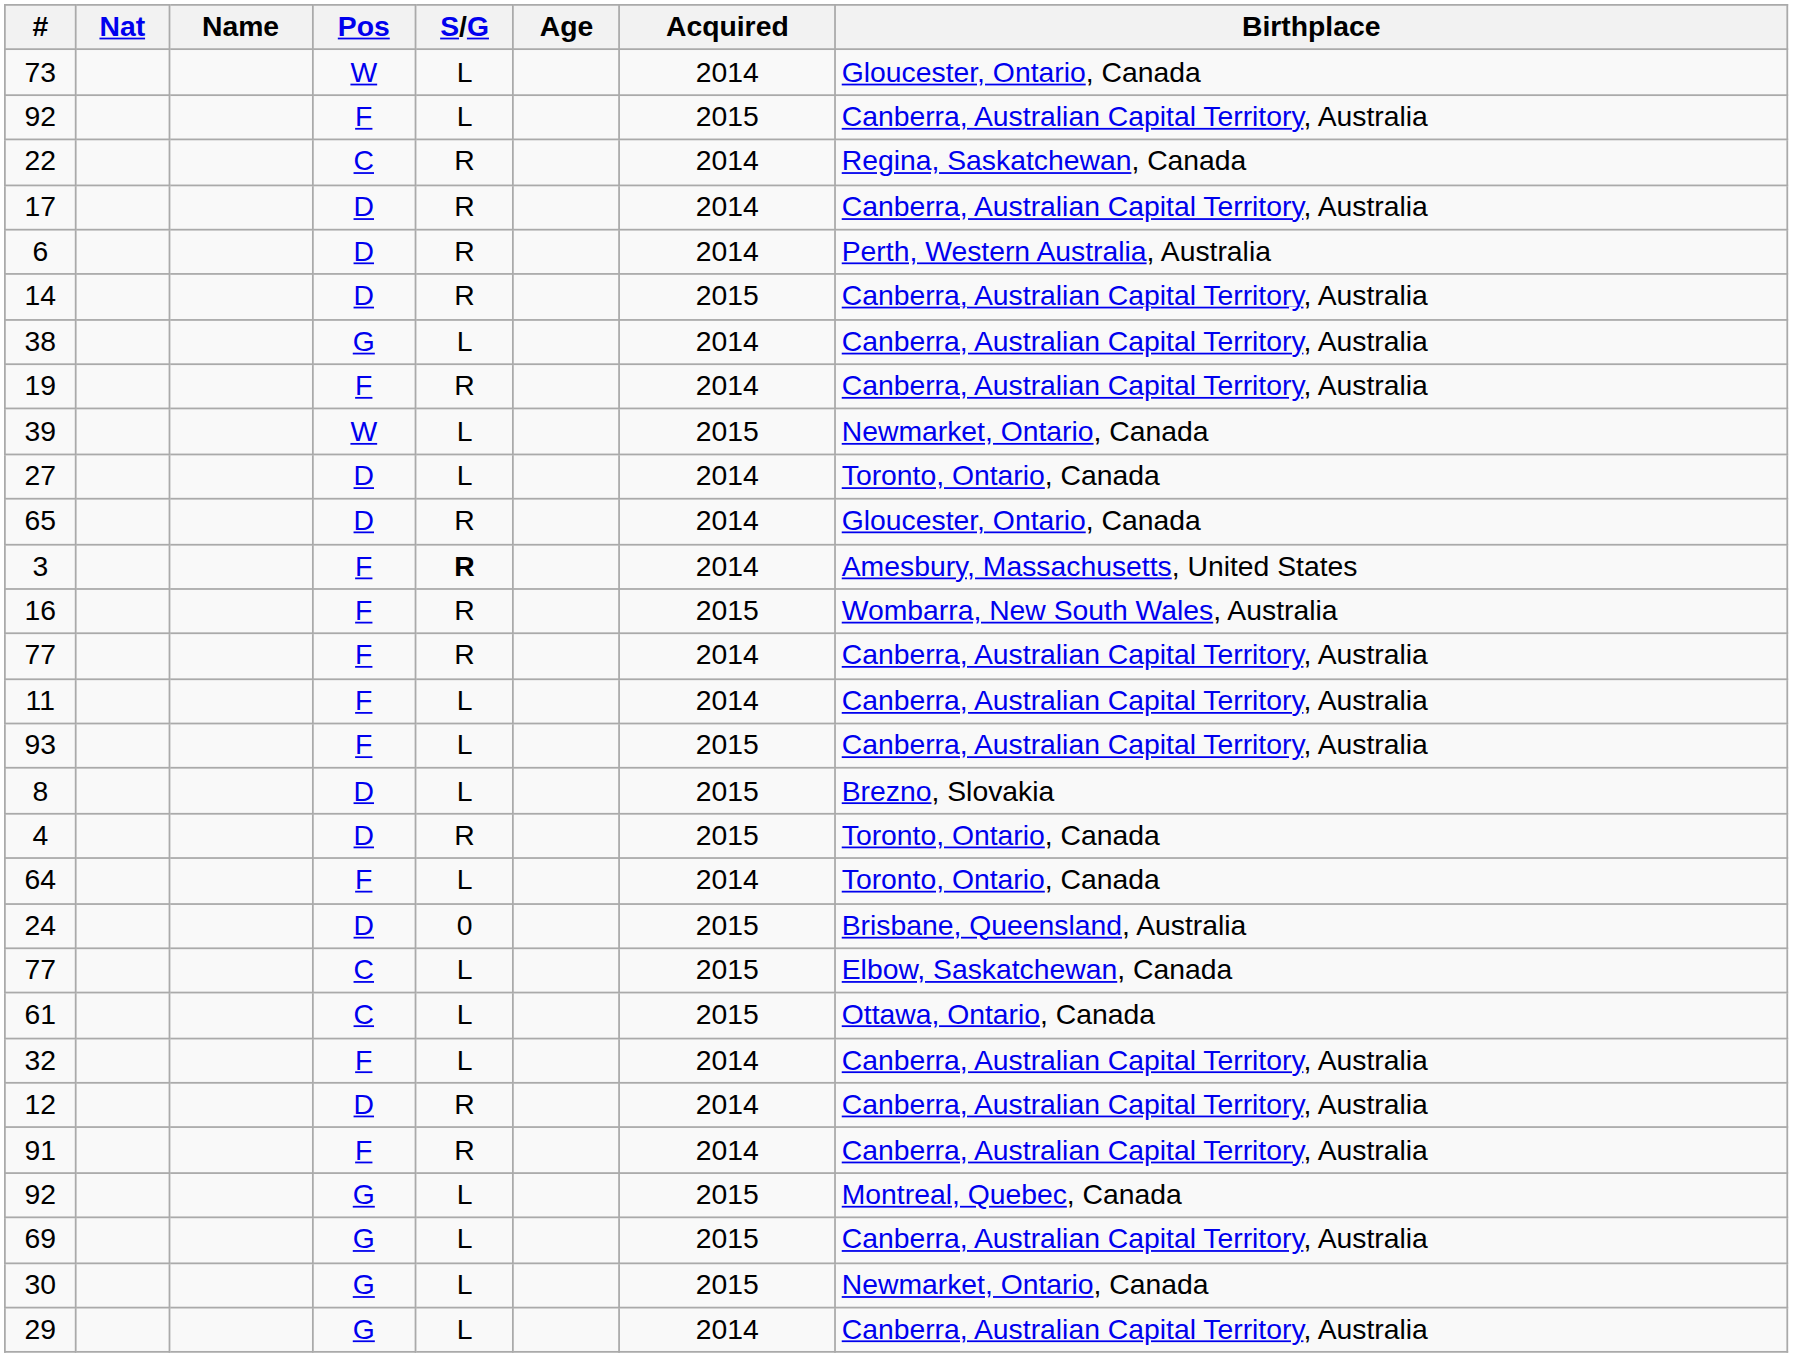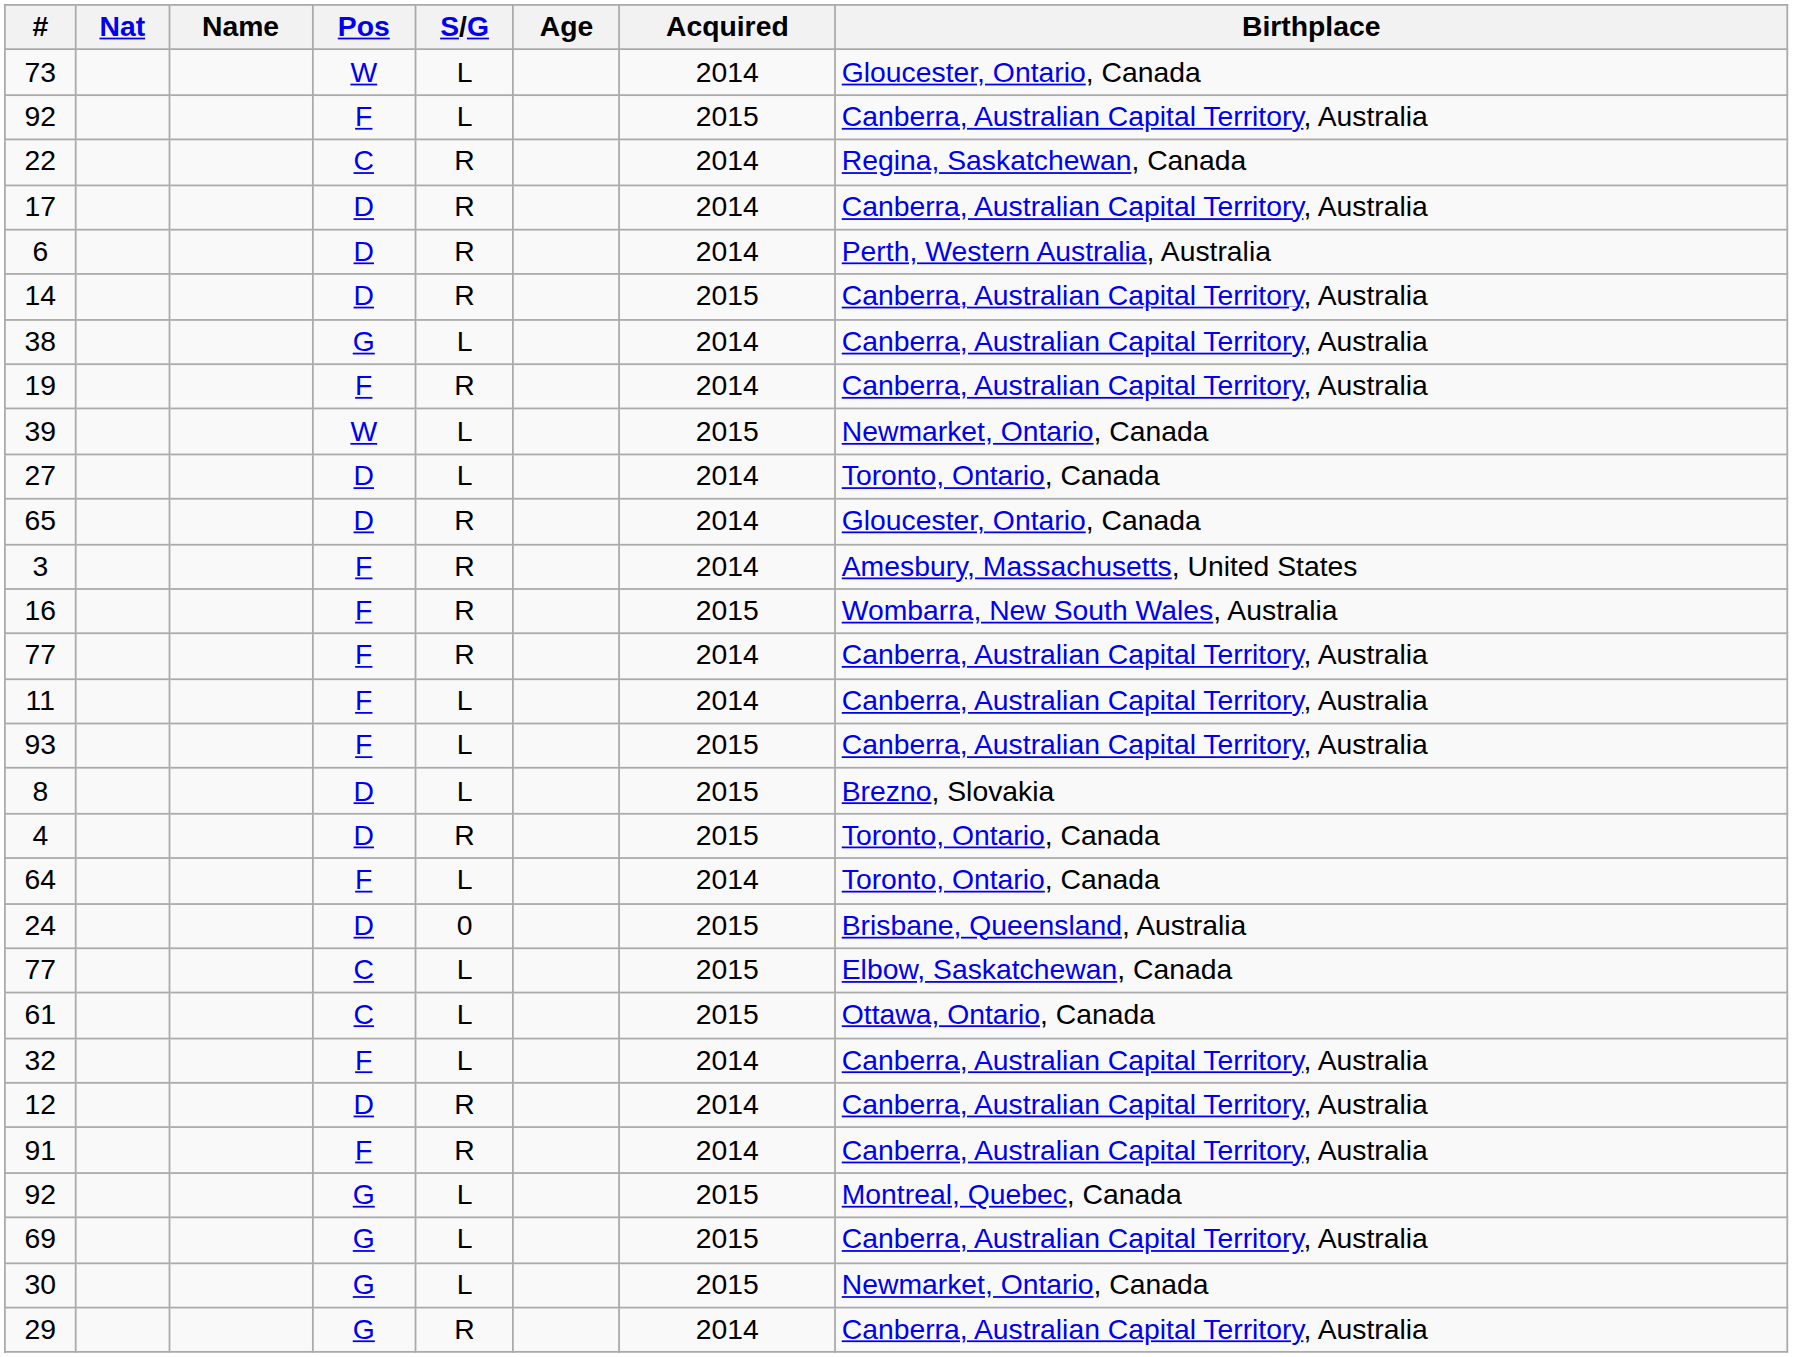(465, 565) bold -> (465, 565) normal
(465, 1329) L -> (465, 1329) R
